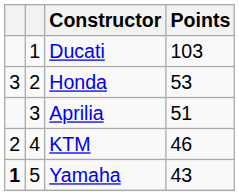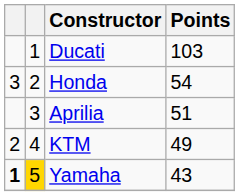(181, 82) 53 -> (181, 82) 54
(181, 145) 46 -> (181, 145) 49
(35, 176) no background -> (35, 176) gold background
